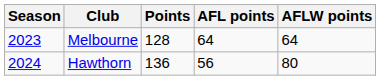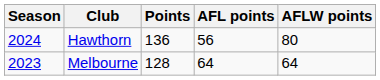rows swapped: (103, 39) <-> (100, 63)
